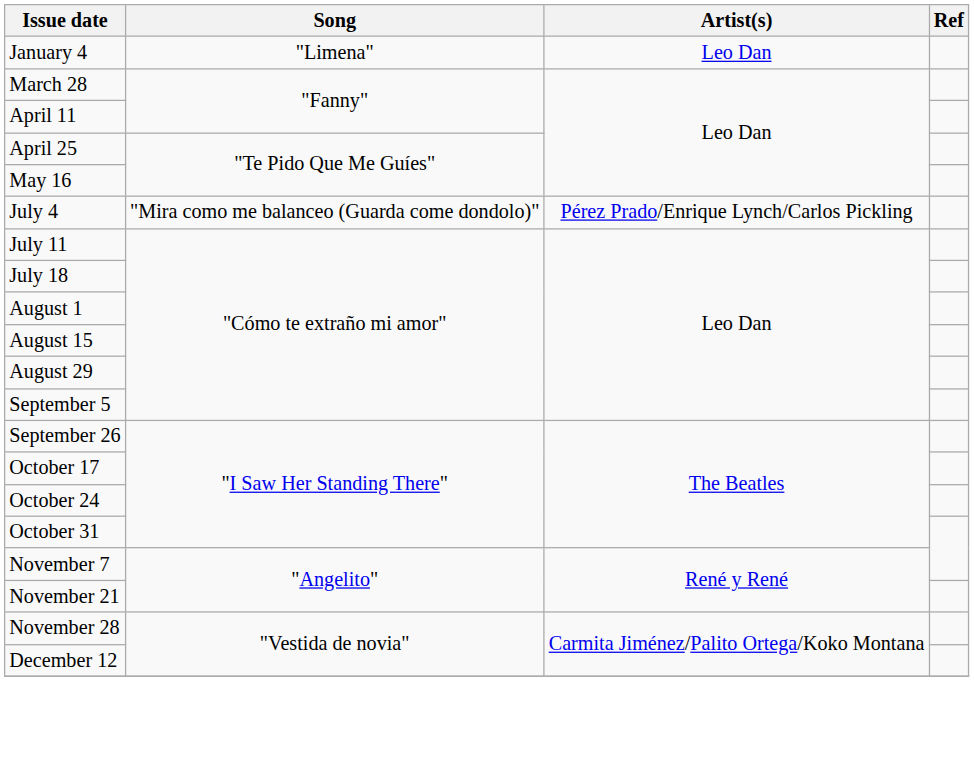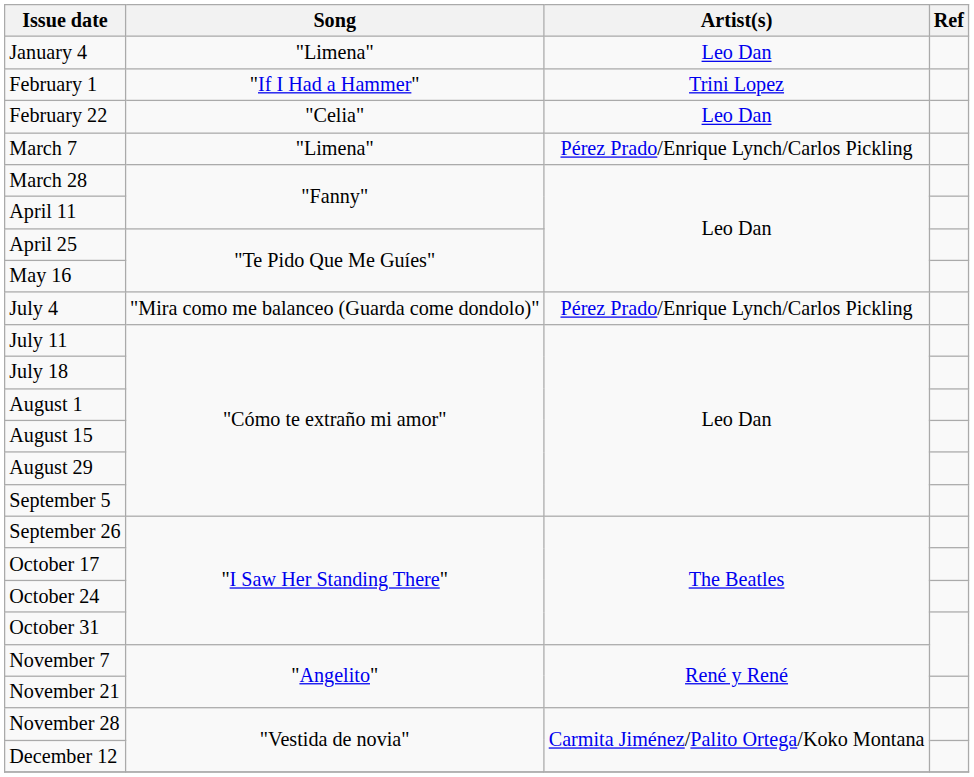+ row: (53, 84)
+ row: (58, 116)
+ row: (43, 148)
